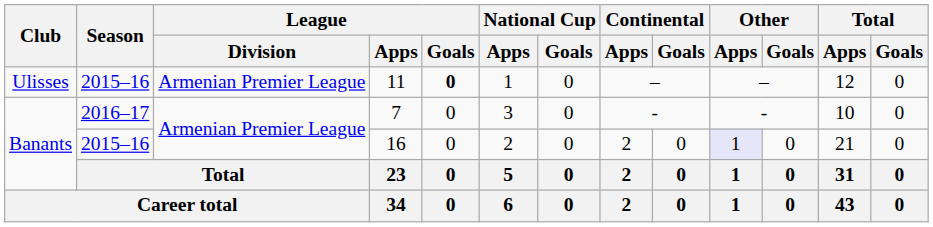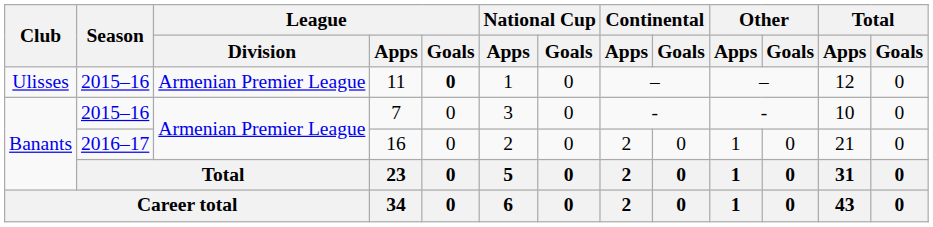(115, 112) 2016–17 -> (115, 112) 2015–16
(115, 143) 2015–16 -> (115, 143) 2016–17
(736, 143) lavender background -> (736, 143) no background
